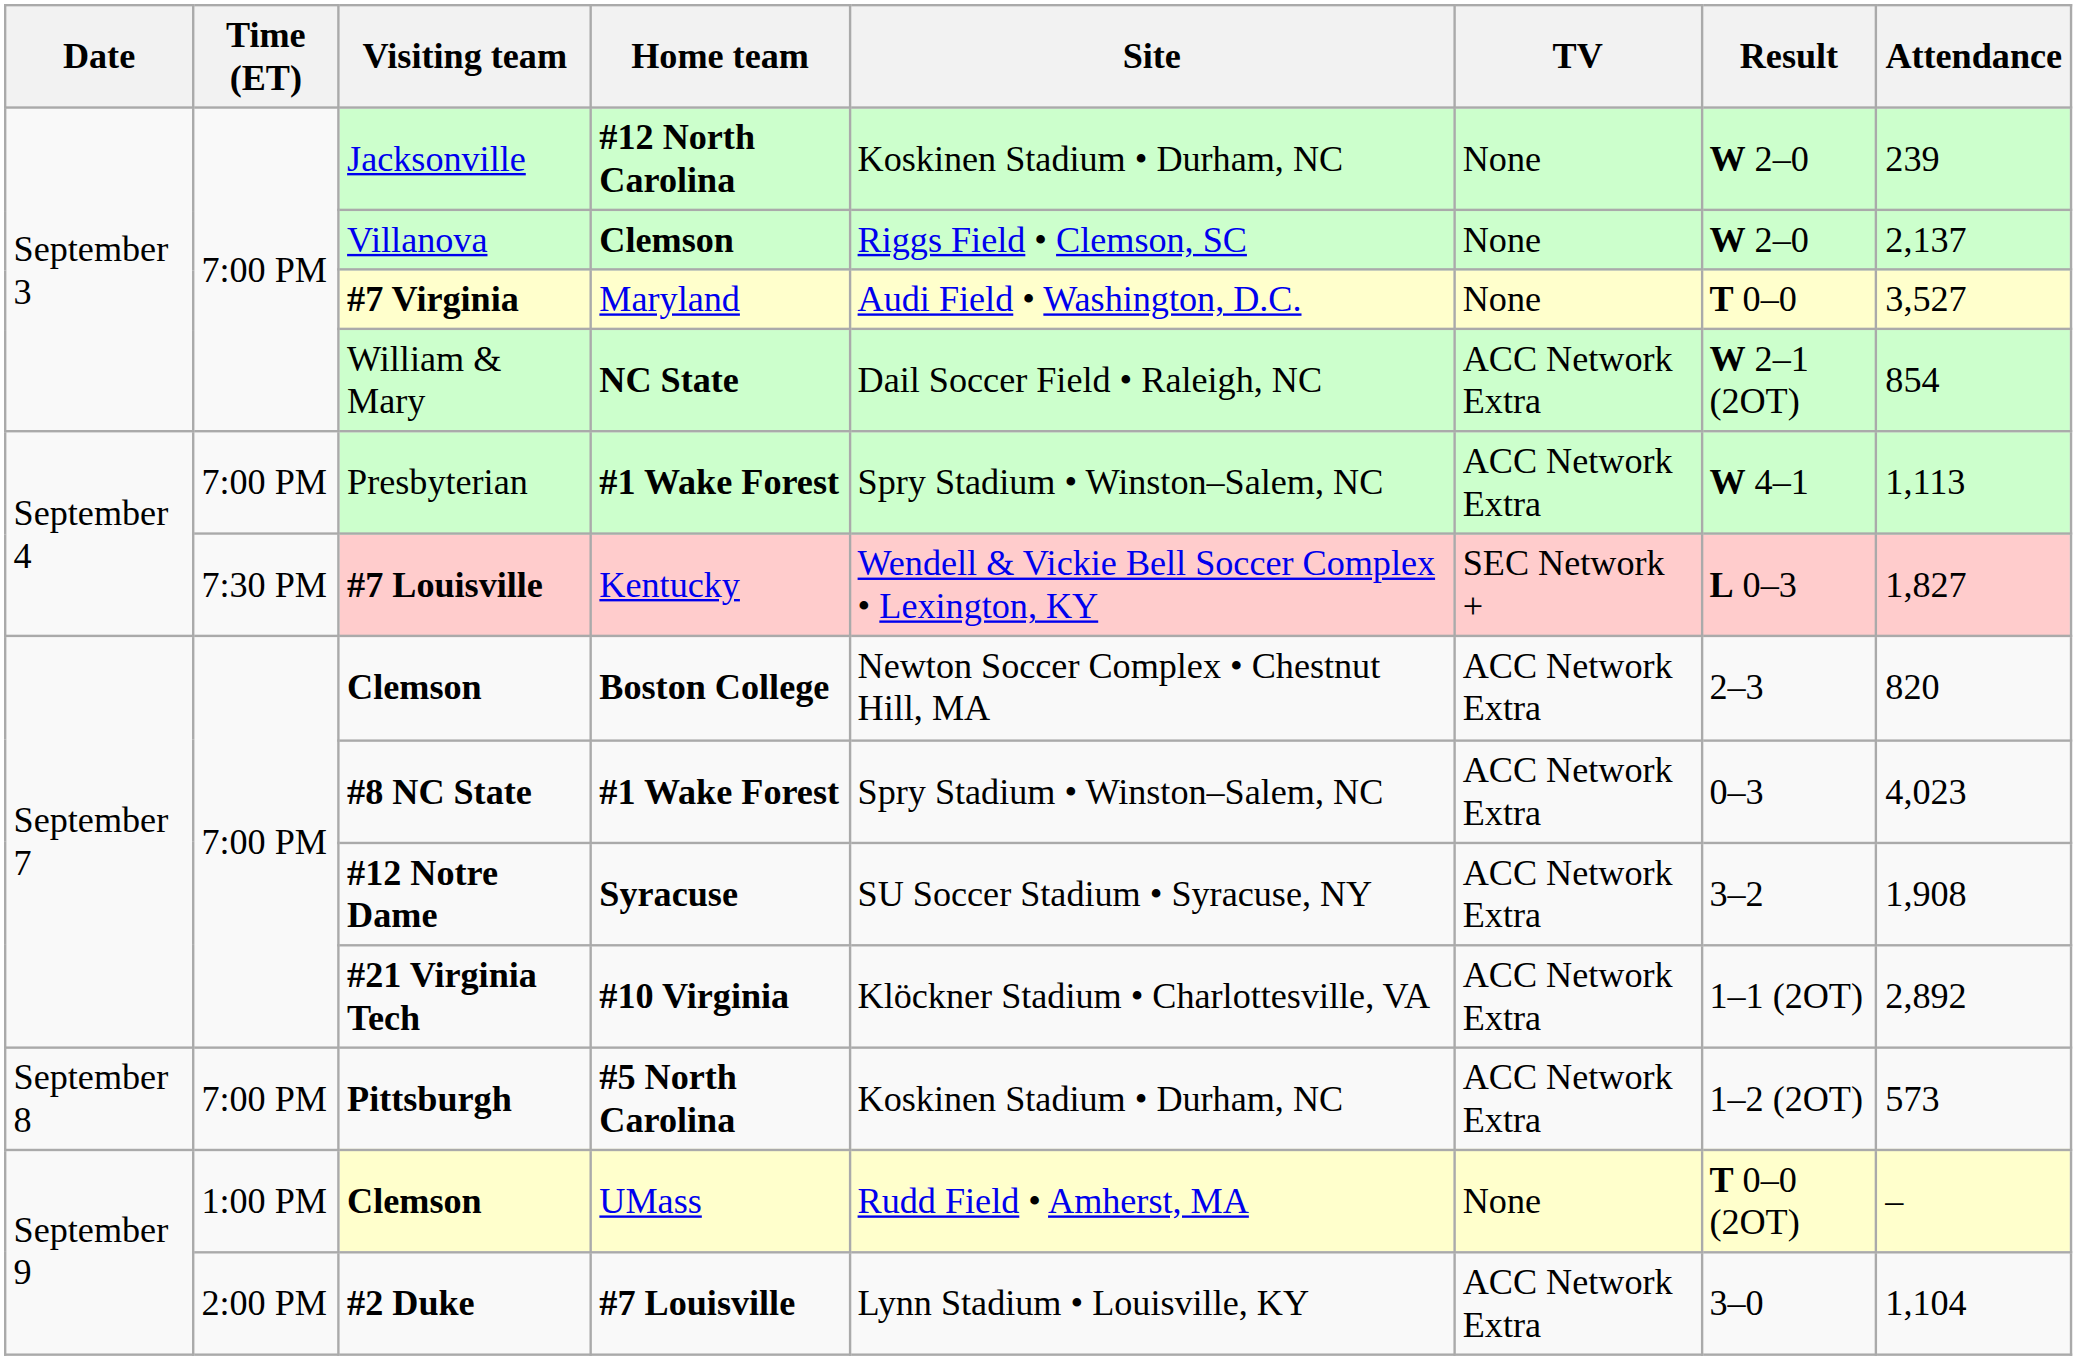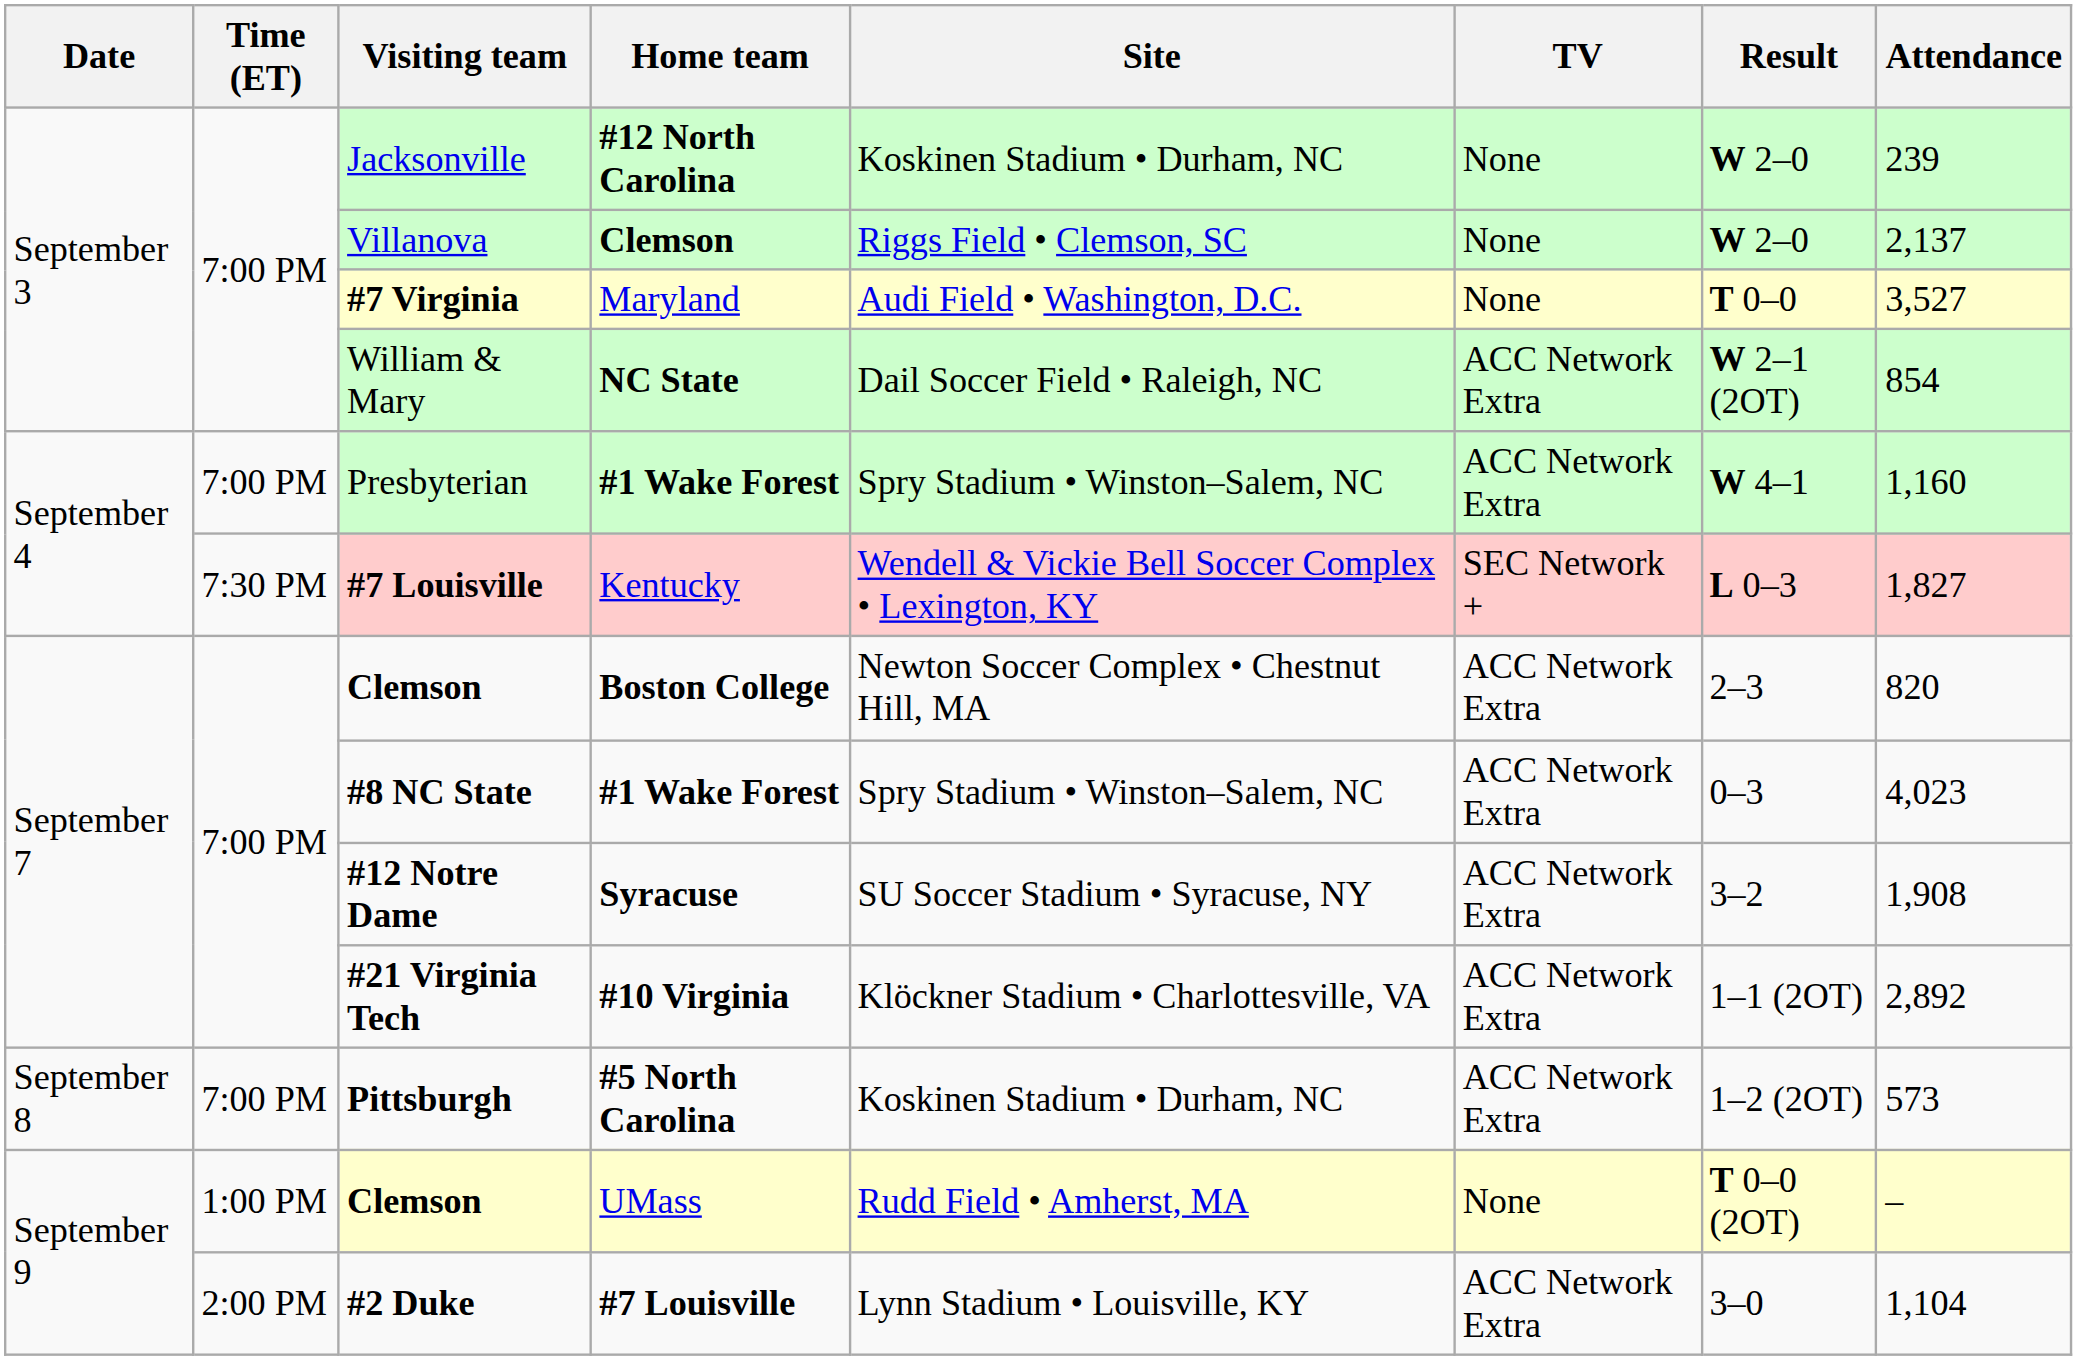(1925, 482) 1,113 -> (1926, 482) 1,160
